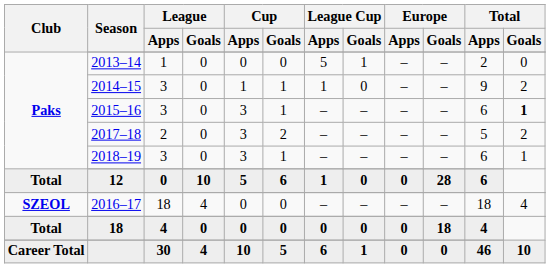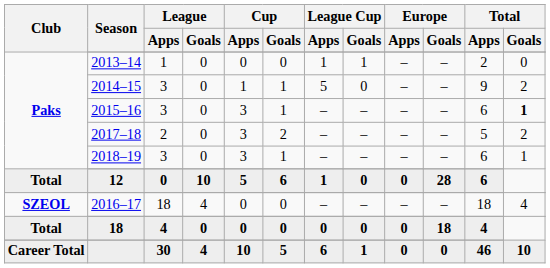(324, 63) 5 -> (324, 63) 1
(324, 87) 1 -> (324, 87) 5
